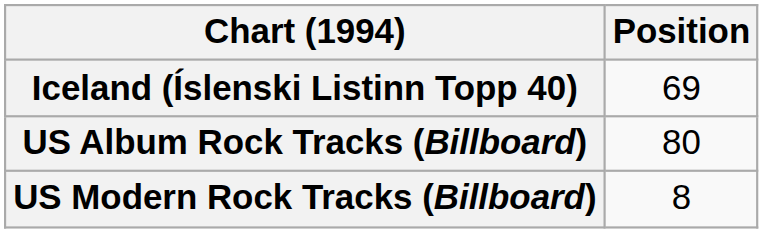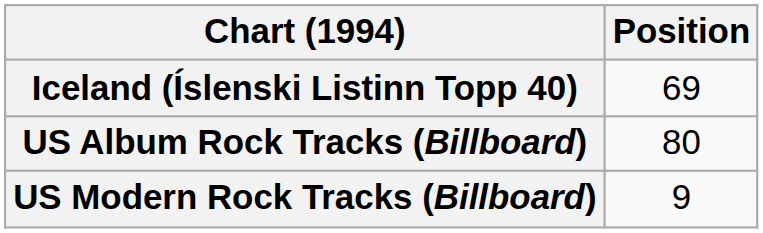(681, 198) 8 -> (681, 198) 9
